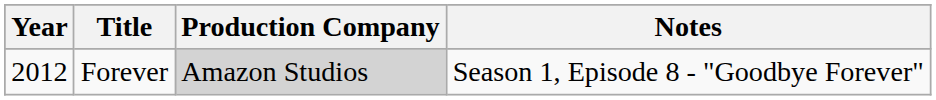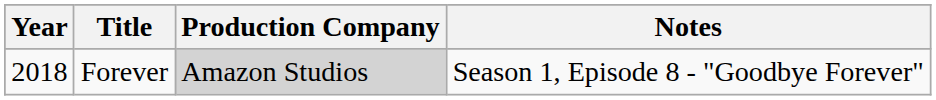(40, 71) 2012 -> (40, 71) 2018
